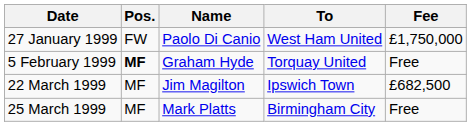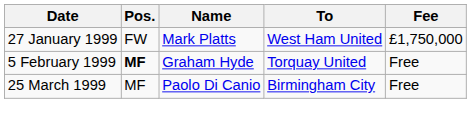(211, 39) Paolo Di Canio -> (199, 39) Mark Platts
- row: (57, 86)
(199, 109) Mark Platts -> (211, 86) Paolo Di Canio
